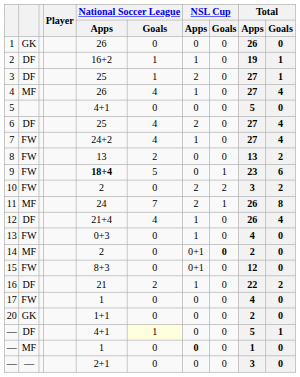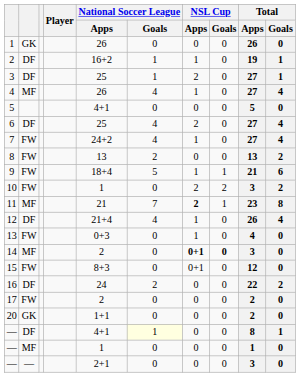(102, 172) bold -> (102, 172) normal
(196, 172) 0 -> (196, 172) 1
(252, 172) 23 -> (252, 172) 21
(102, 188) 2 -> (102, 188) 1
(102, 204) 24 -> (102, 204) 21
(196, 204) normal -> (196, 204) bold
(252, 204) 26 -> (252, 204) 23
(196, 252) normal -> (196, 252) bold
(252, 252) 2 -> (252, 252) 3
(102, 284) 21 -> (102, 284) 24
(196, 284) 1 -> (196, 284) 0
(102, 300) 1 -> (102, 300) 2
(252, 300) 4 -> (252, 300) 2
(252, 332) 5 -> (252, 332) 8
(196, 348) bold -> (196, 348) normal
